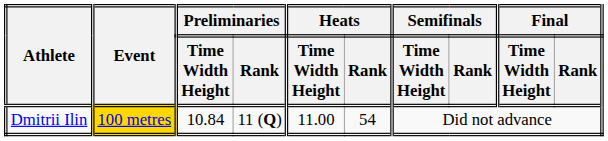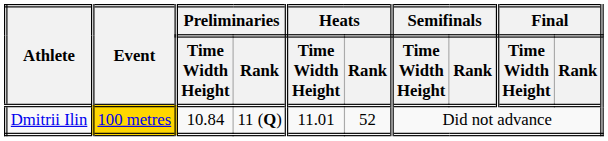(316, 120) 11.00 -> (316, 120) 11.01
(367, 120) 54 -> (367, 120) 52
